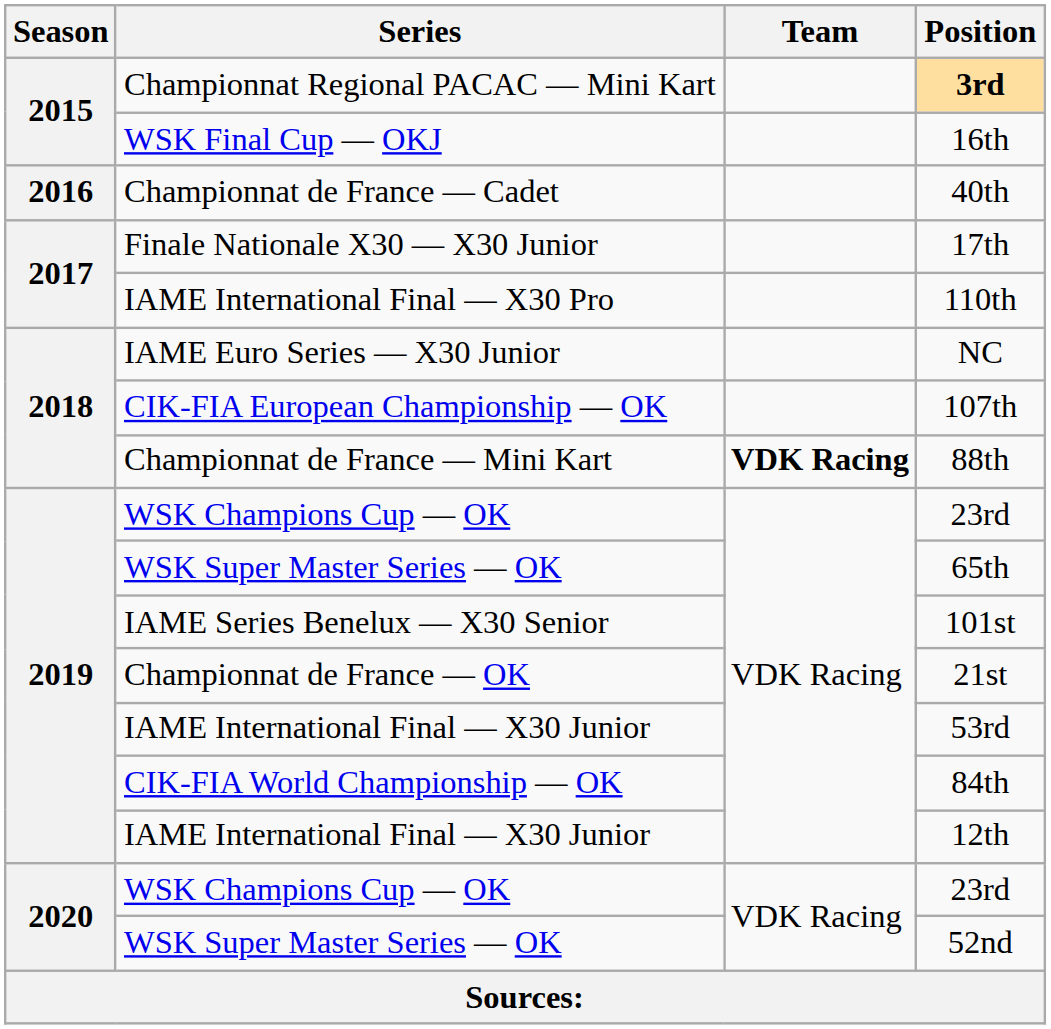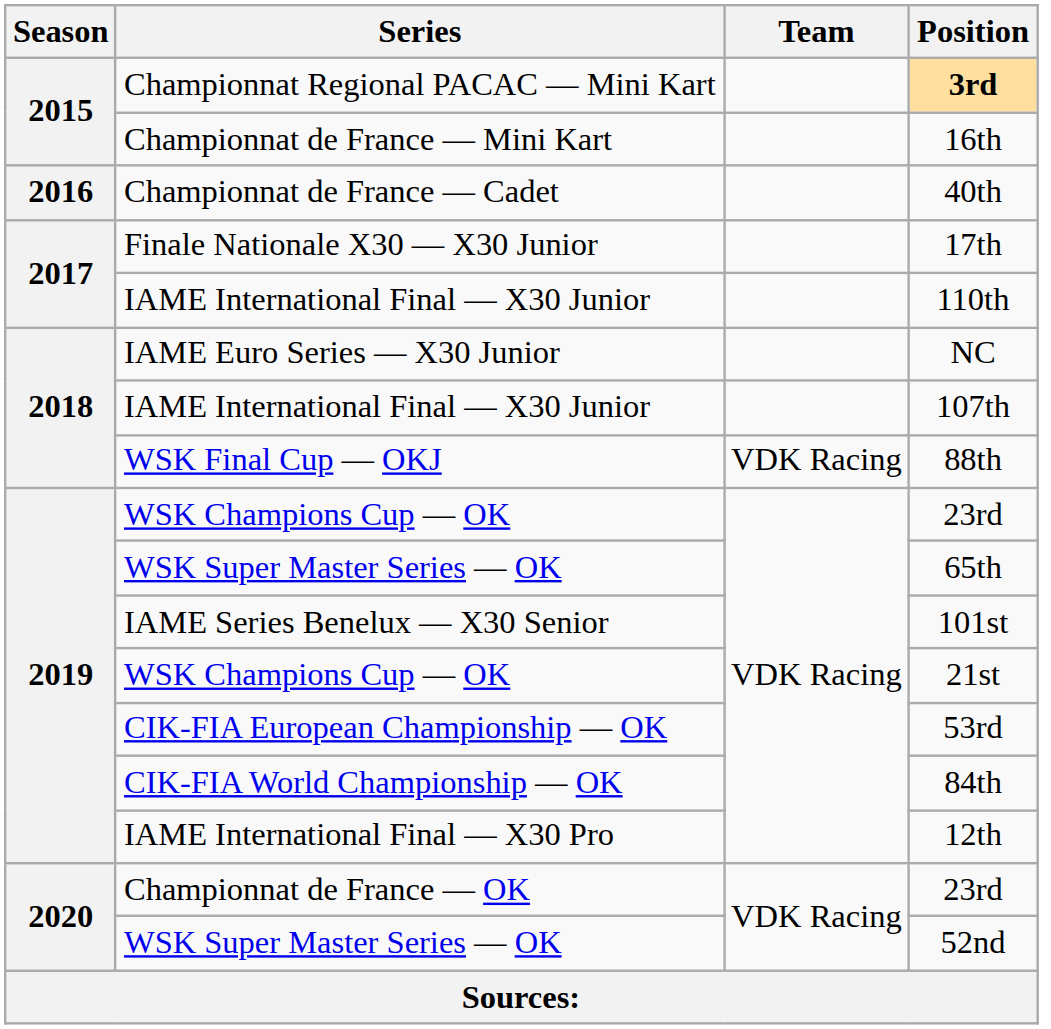(283, 138) WSK Final Cup — OKJ -> (368, 138) Championnat de France — Mini Kart
(369, 299) IAME International Final — X30 Pro -> (387, 299) IAME International Final — X30 Junior
(396, 406) CIK-FIA European Championship — OK -> (387, 406) IAME International Final — X30 Junior
(368, 459) Championnat de France — Mini Kart -> (283, 459) WSK Final Cup — OKJ
(820, 459) bold -> (816, 459) normal
(327, 674) Championnat de France — OK -> (317, 674) WSK Champions Cup — OK
(387, 728) IAME International Final — X30 Junior -> (396, 728) CIK-FIA European Championship — OK
(387, 835) IAME International Final — X30 Junior -> (369, 835) IAME International Final — X30 Pro
(317, 888) WSK Champions Cup — OK -> (327, 888) Championnat de France — OK
